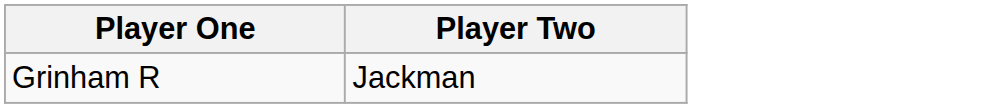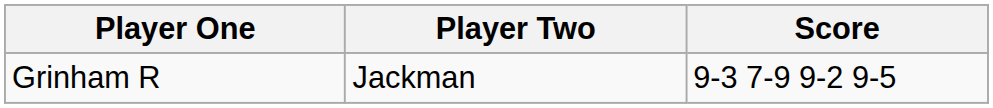+ column: (837, 28)
